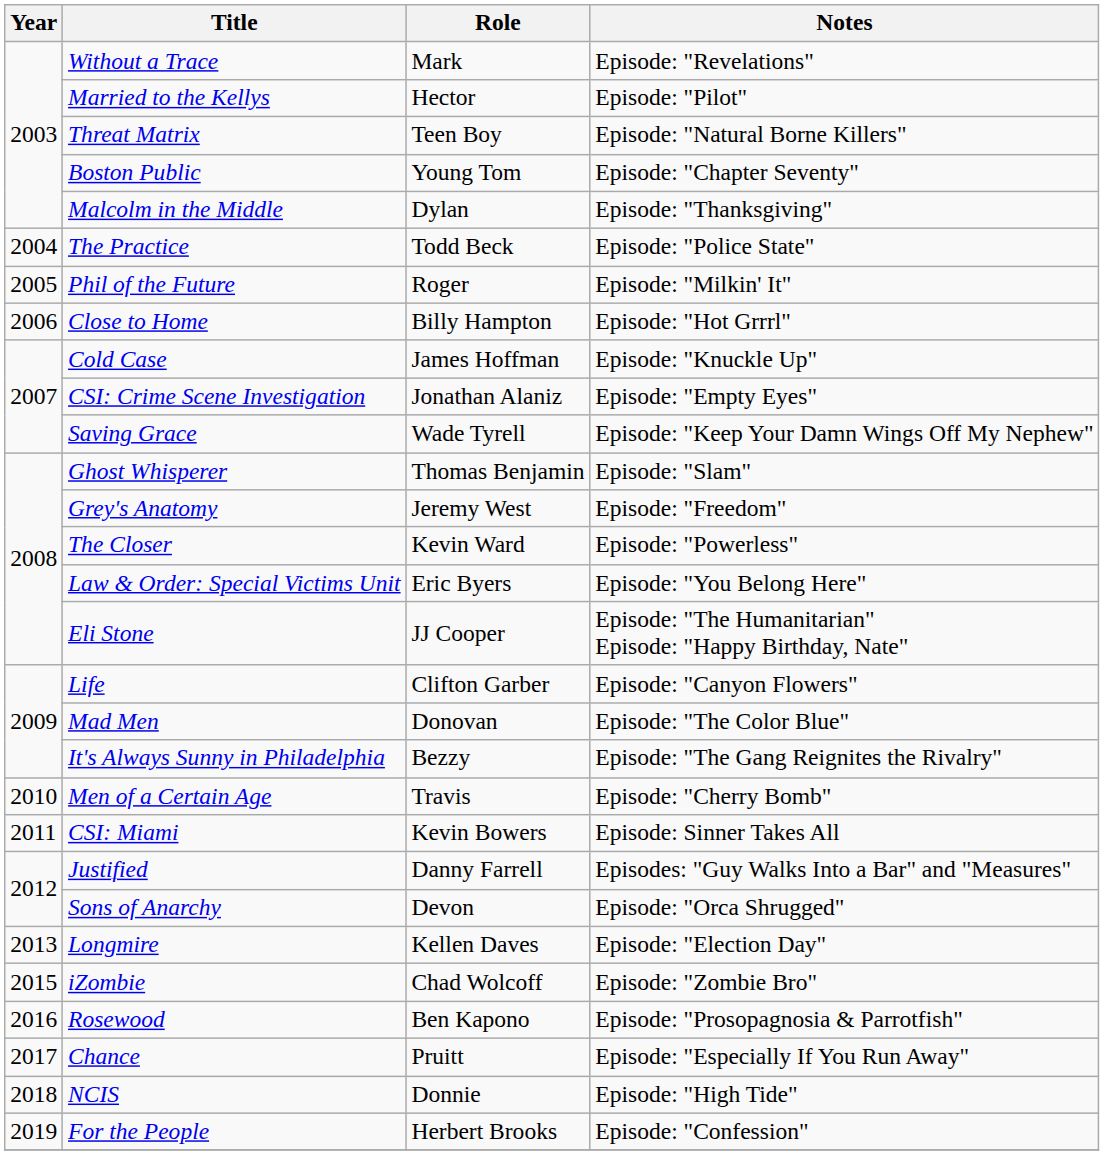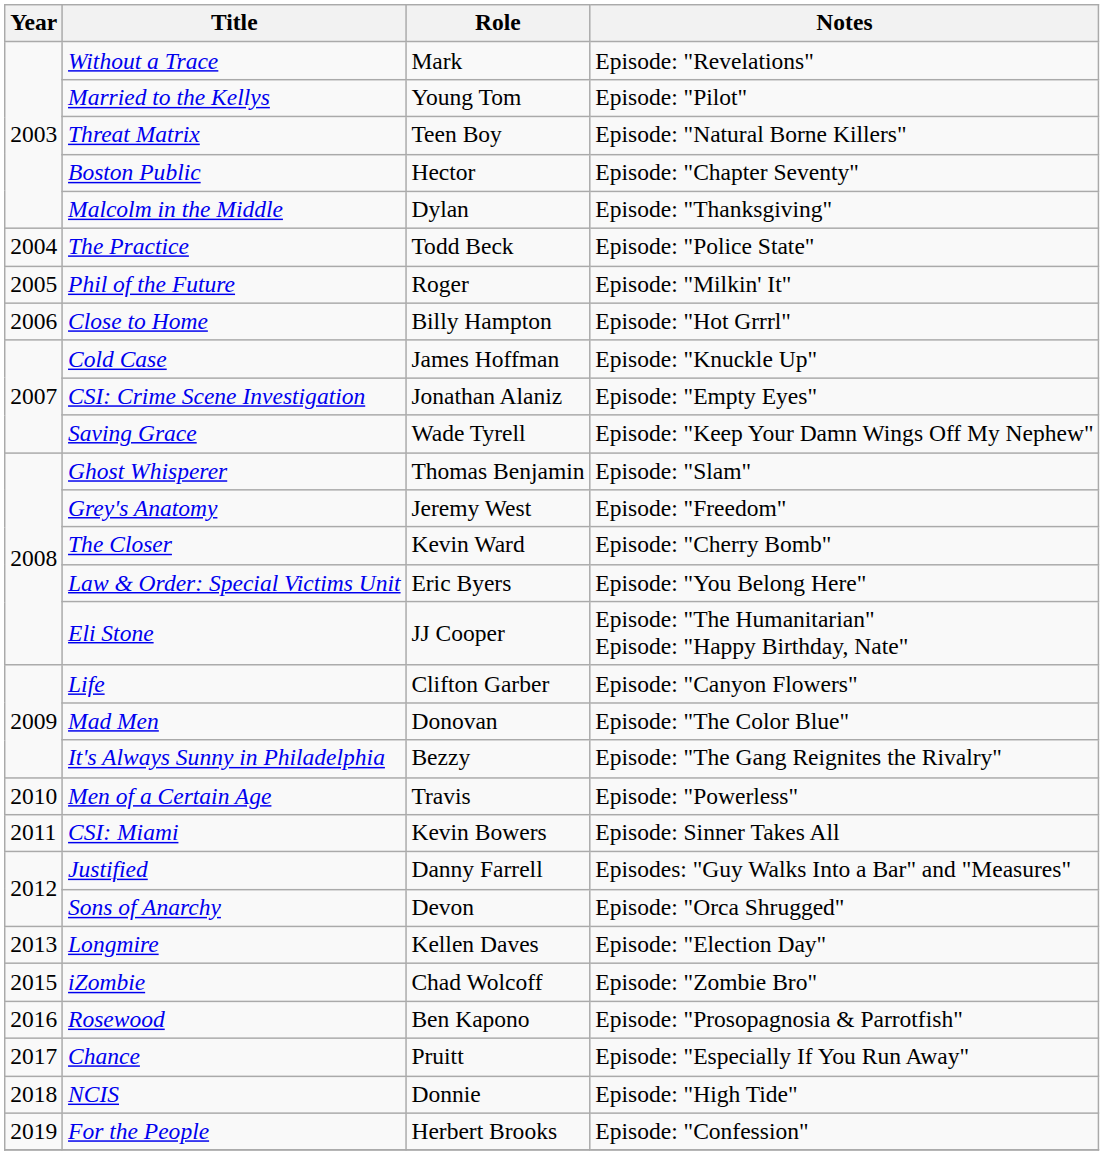(443, 97) Hector -> (466, 97) Young Tom
(466, 172) Young Tom -> (443, 172) Hector
(697, 545) Episode: "Powerless" -> (713, 545) Episode: "Cherry Bomb"
(713, 795) Episode: "Cherry Bomb" -> (697, 795) Episode: "Powerless"
